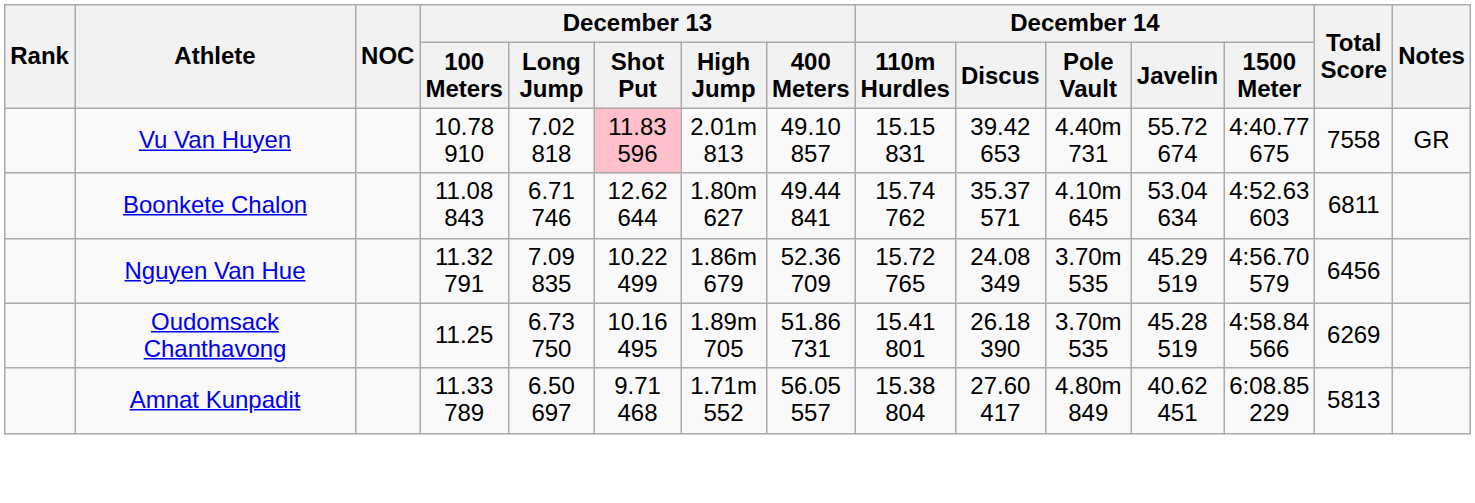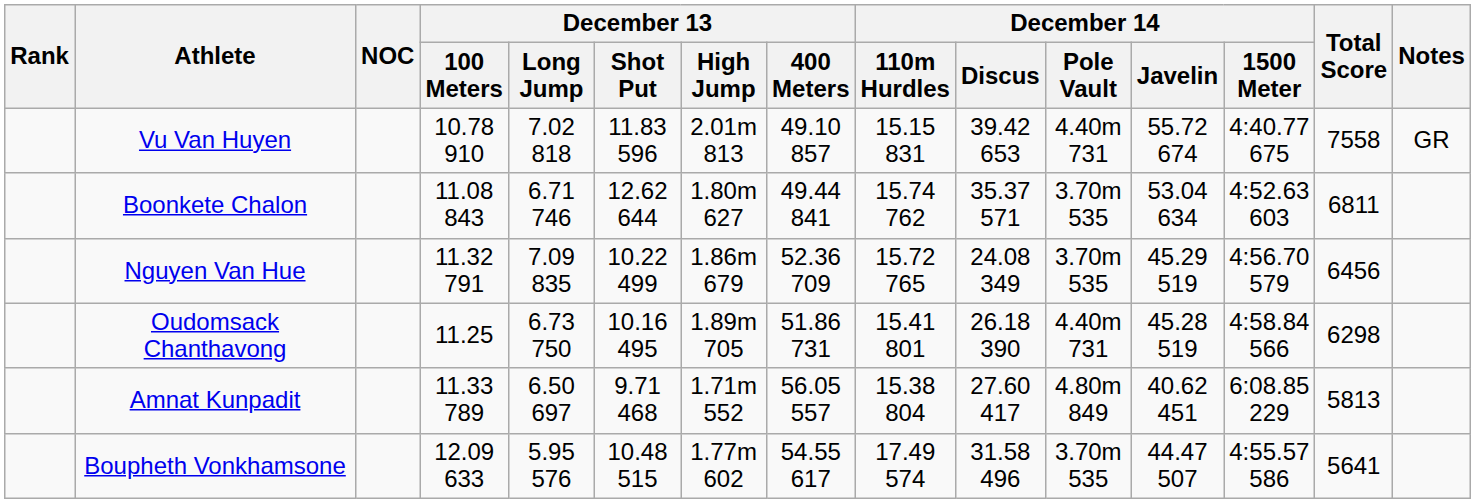(637, 140) pink background -> (637, 140) no background
(1088, 205) 4.10m 645 -> (1088, 205) 3.70m 535
(1088, 335) 3.70m 535 -> (1088, 335) 4.40m 731
(1354, 335) 6269 -> (1354, 335) 6298
+ row: (215, 465)
